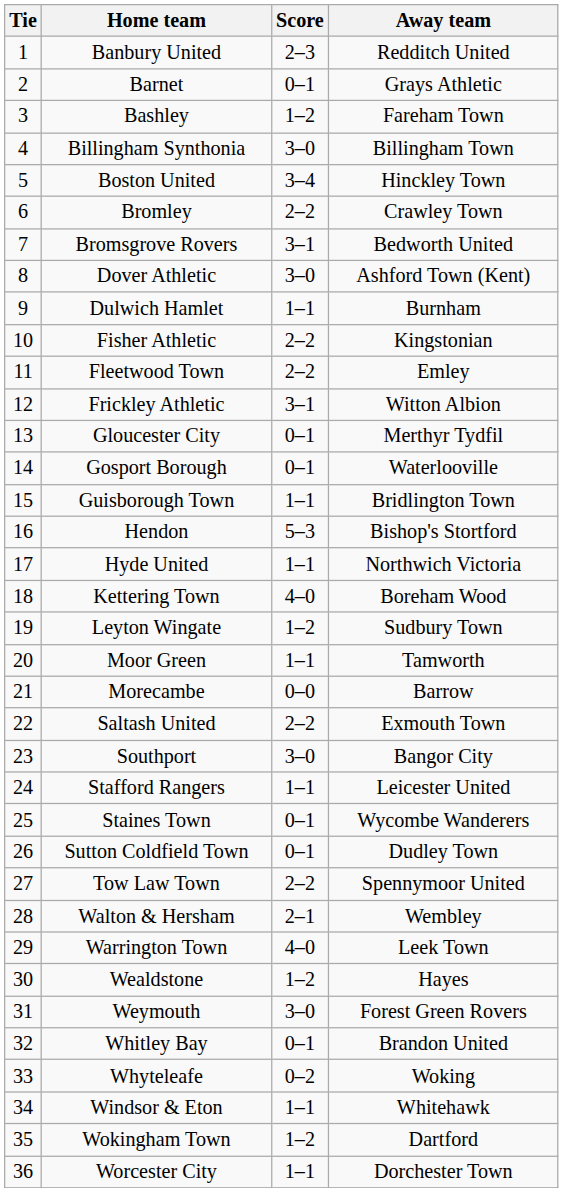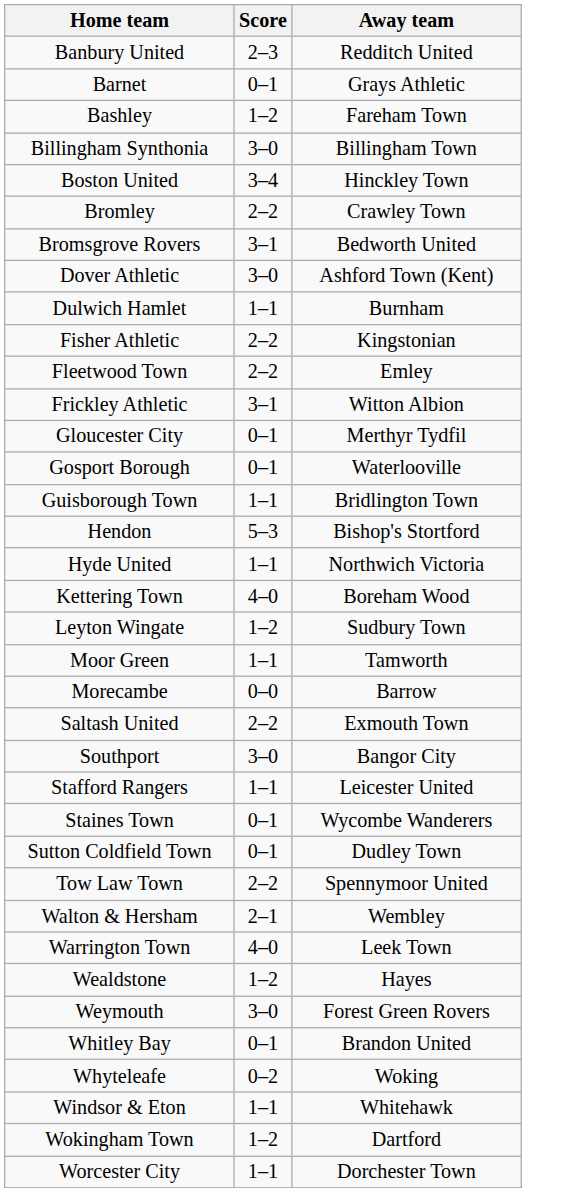- column: (23, 20)
